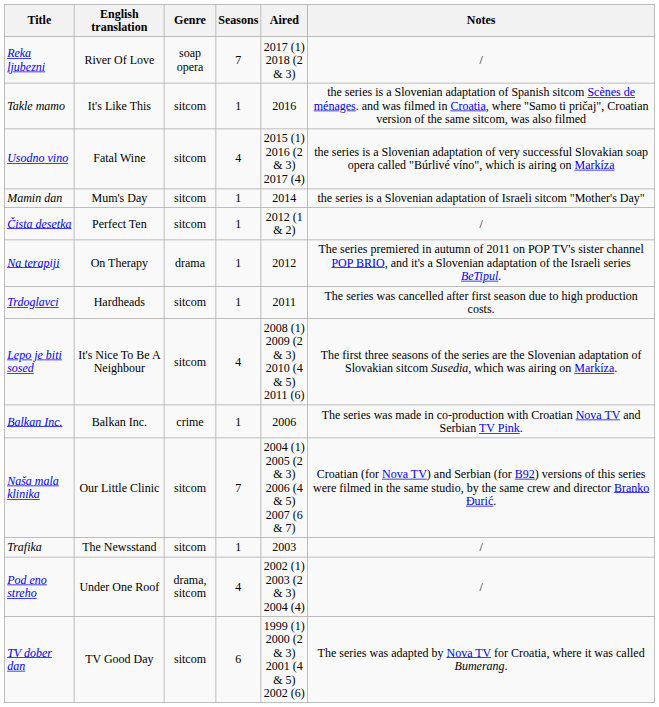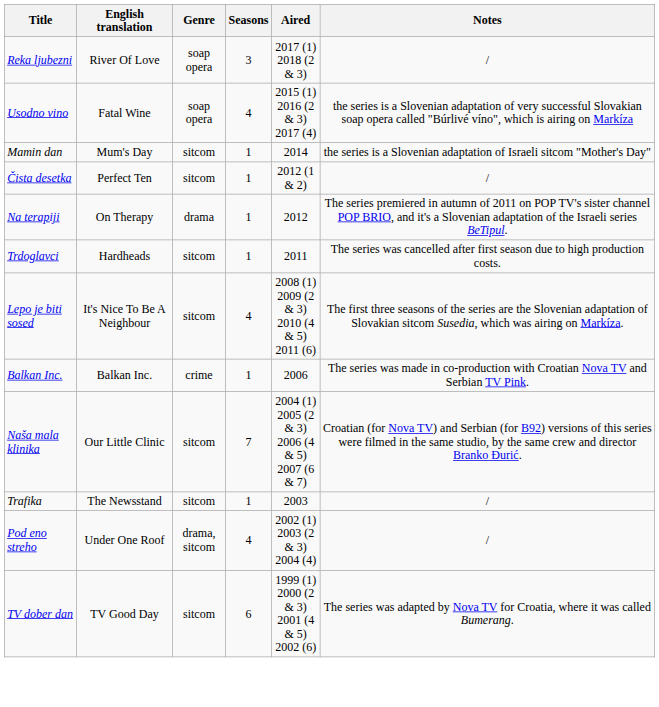(238, 60) 7 -> (248, 60) 3
- row: (36, 106)
(190, 158) sitcom -> (199, 112) soap opera
